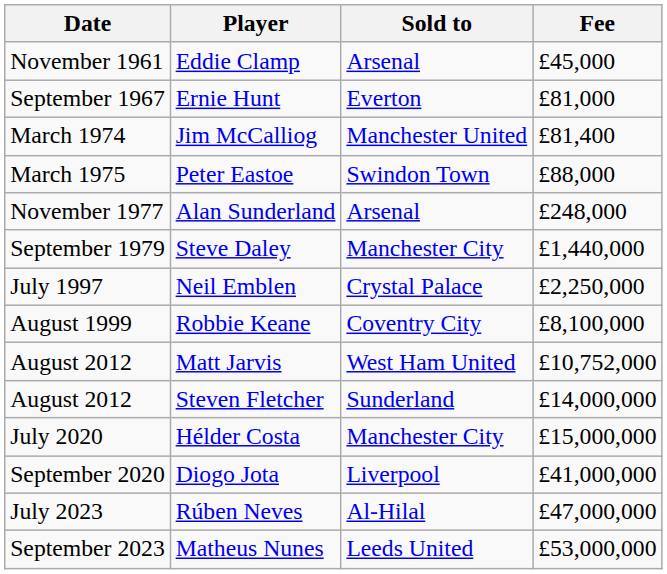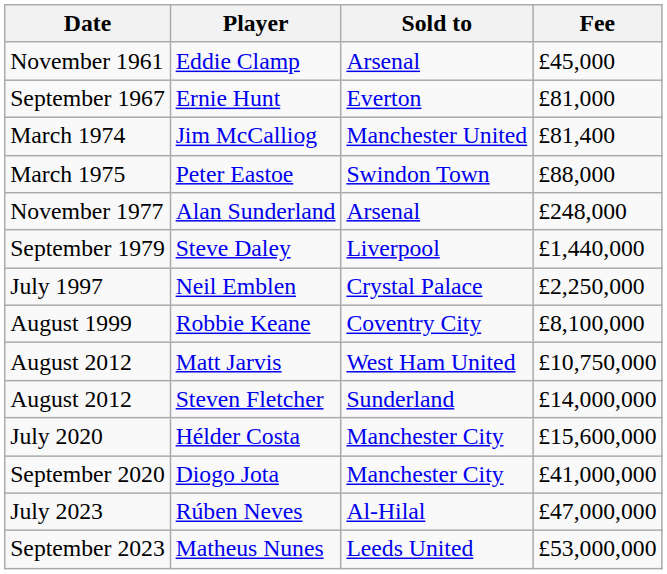(425, 248) Manchester City -> (393, 248) Liverpool
(597, 361) £10,752,000 -> (597, 361) £10,750,000
(597, 436) £15,000,000 -> (597, 436) £15,600,000
(393, 473) Liverpool -> (425, 473) Manchester City
